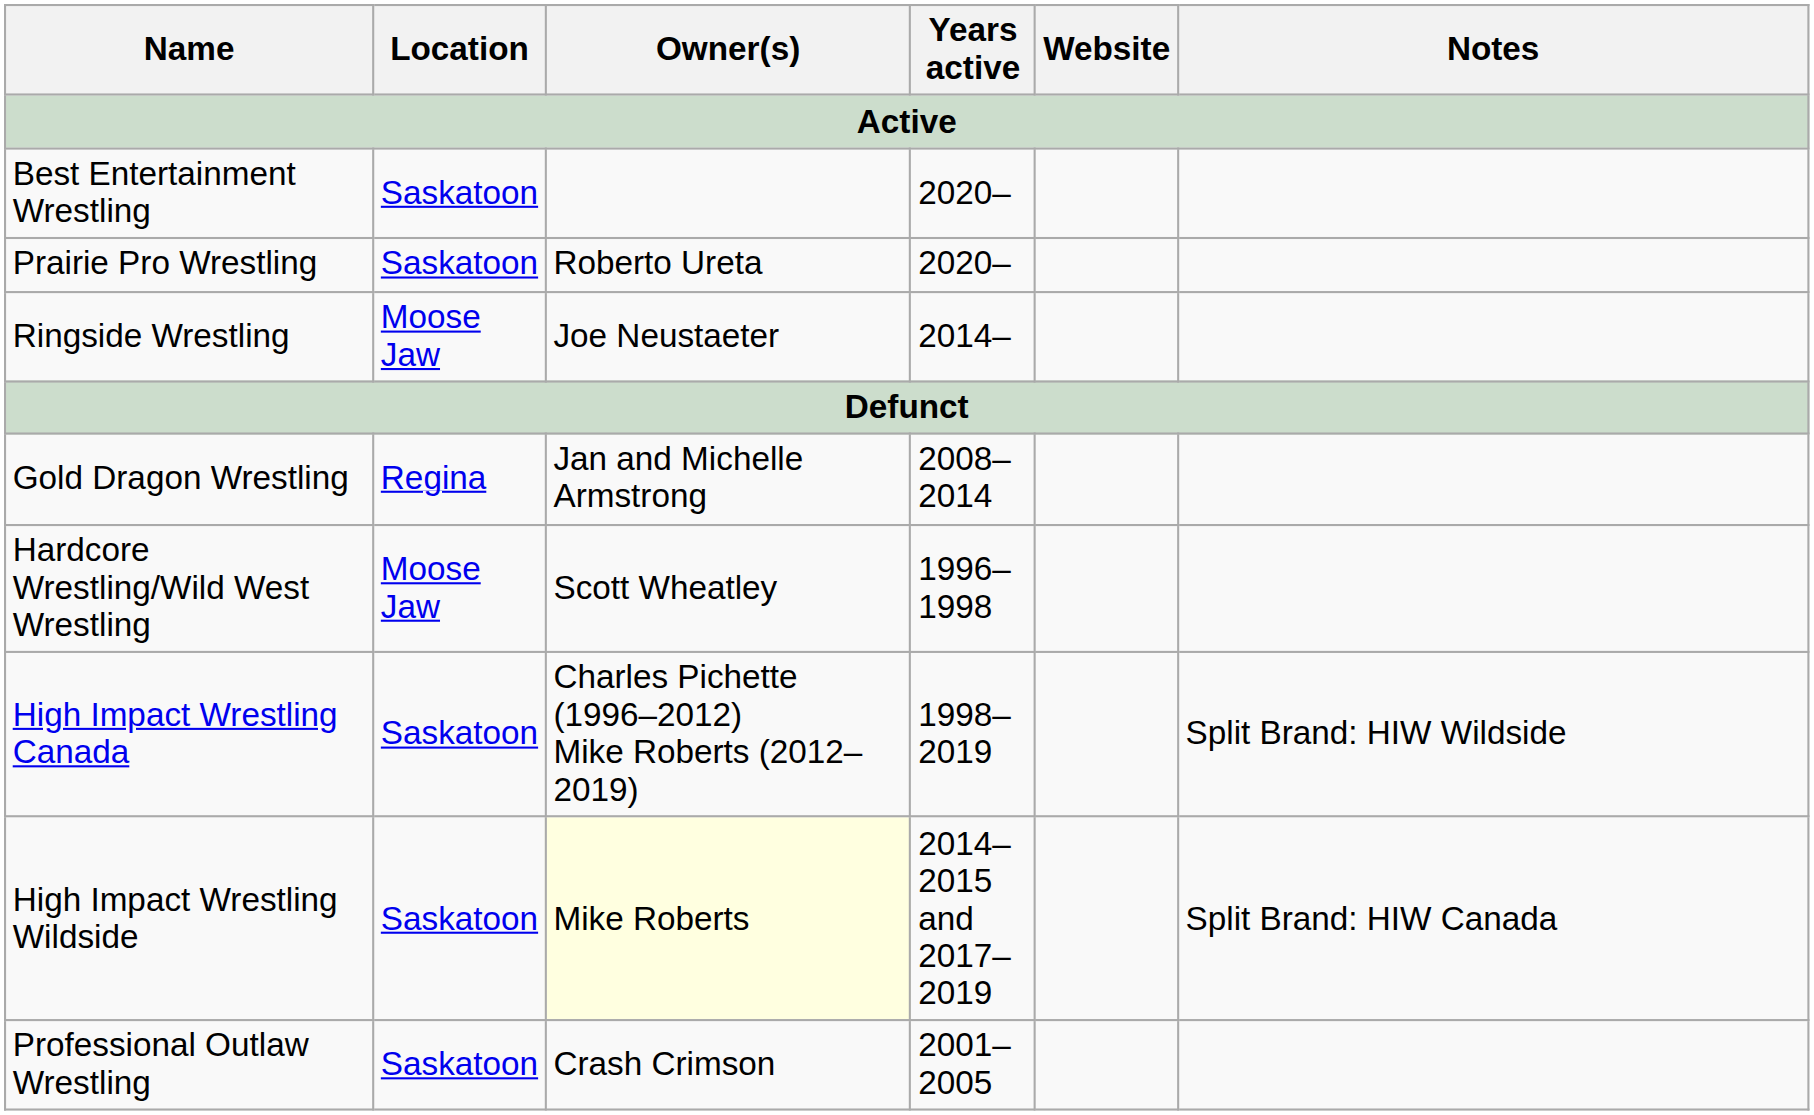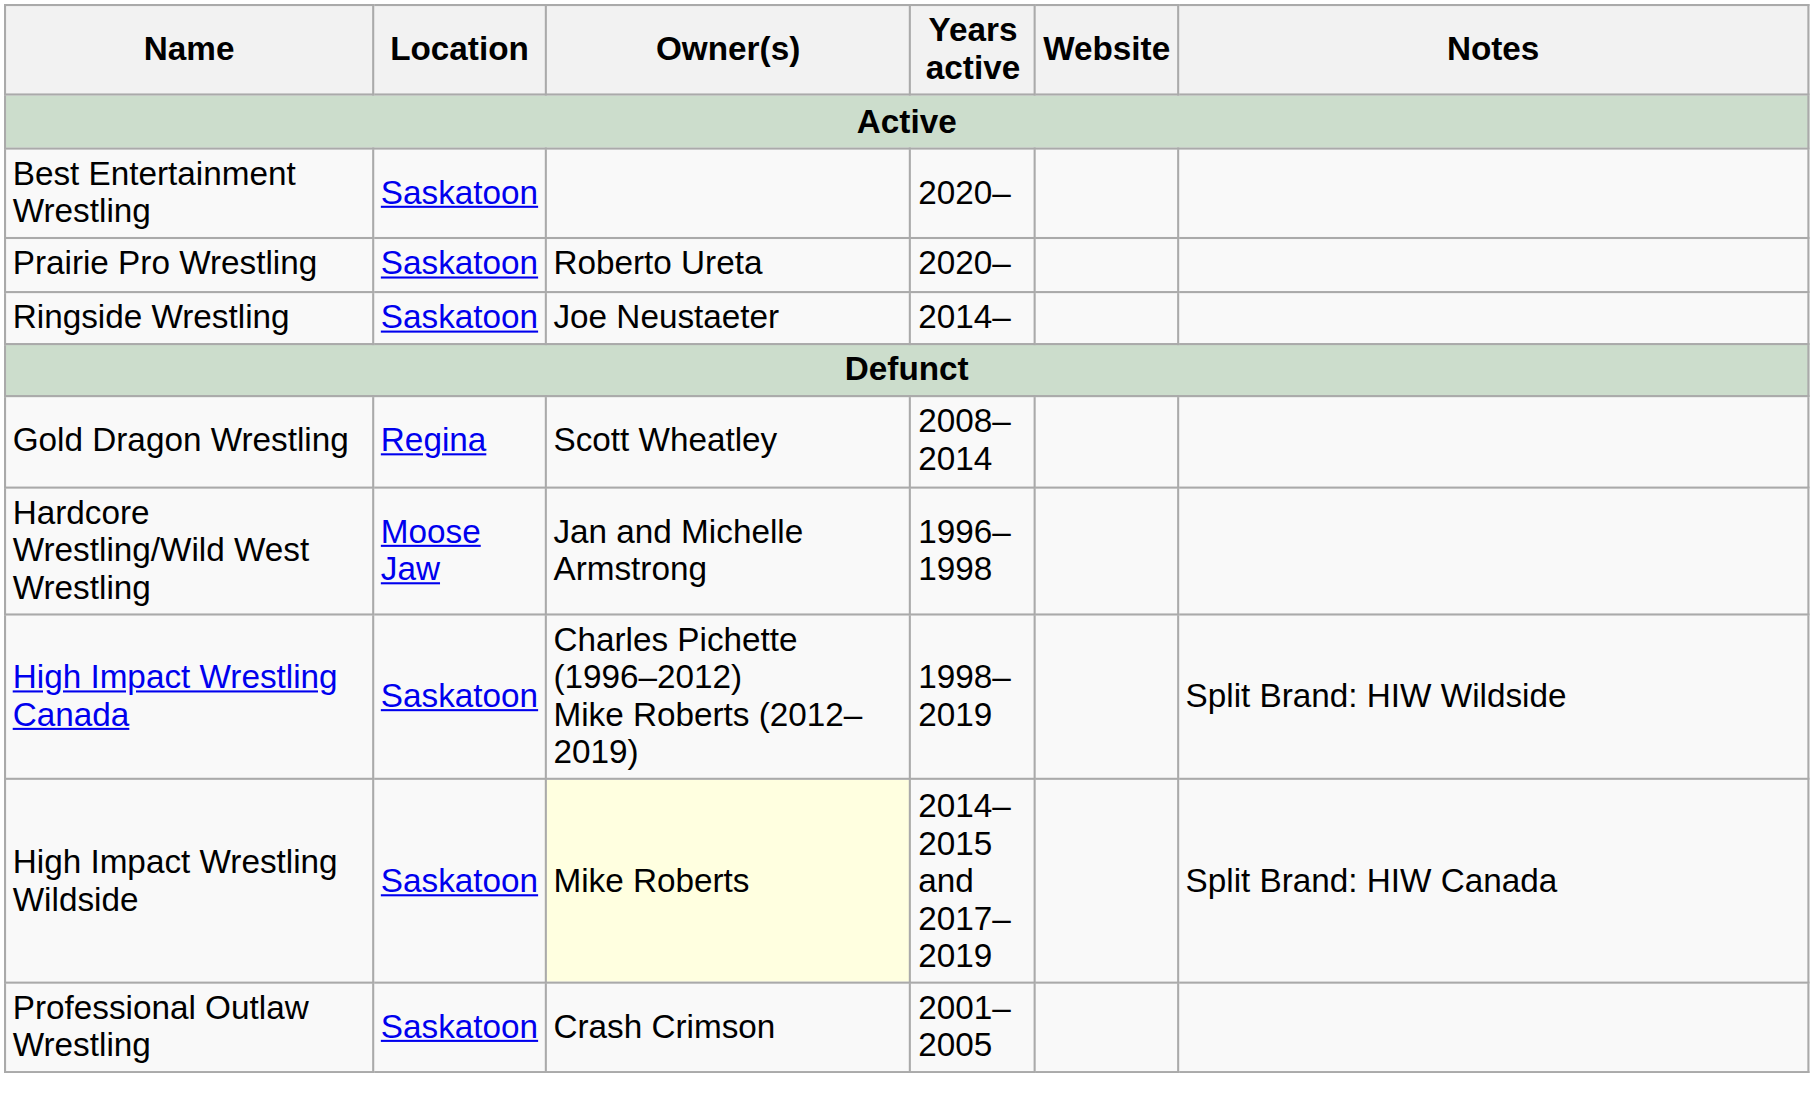(431, 335) Moose Jaw -> (459, 316) Saskatoon
(678, 478) Jan and Michelle Armstrong -> (665, 441) Scott Wheatley
(665, 587) Scott Wheatley -> (678, 550) Jan and Michelle Armstrong
